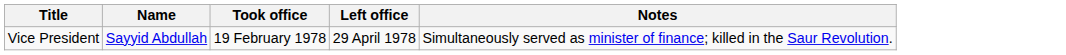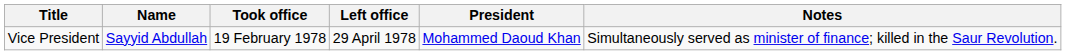+ column: (502, 15)
